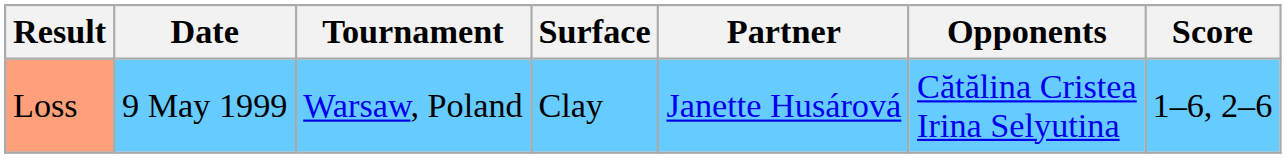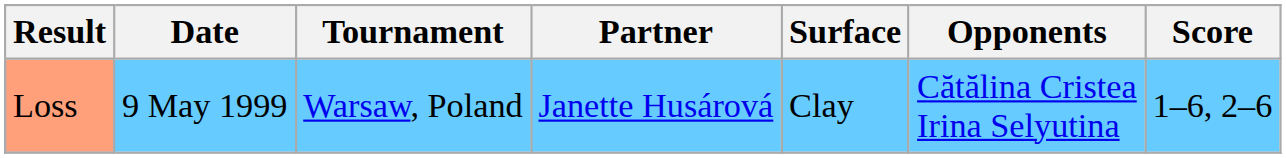columns swapped: (595, 31) <-> (784, 31)
